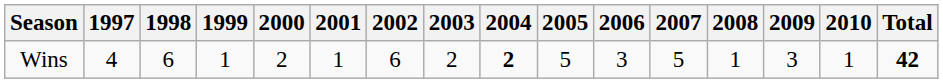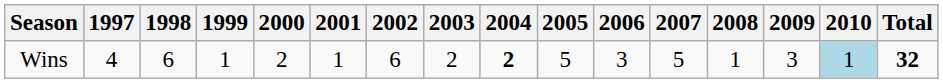(849, 59) no background -> (849, 59) lightblue background
(907, 59) 42 -> (907, 59) 32
